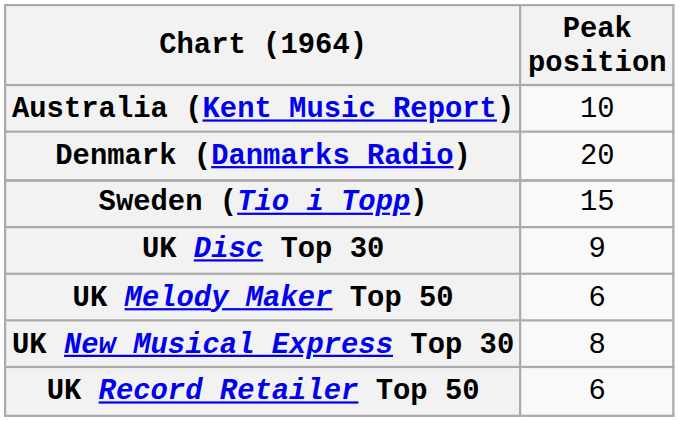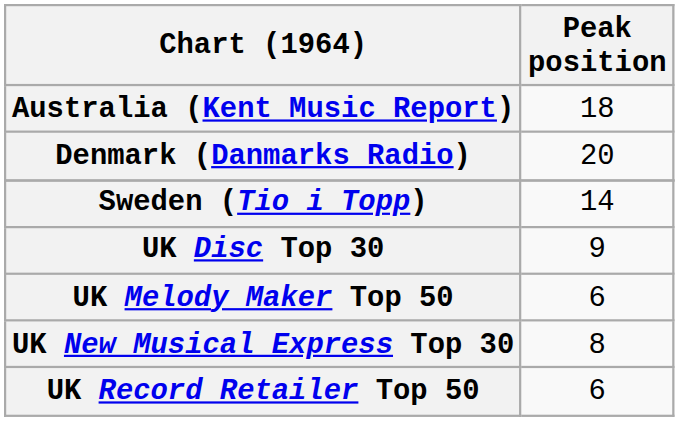(597, 109) 10 -> (597, 109) 18
(597, 203) 15 -> (597, 203) 14
